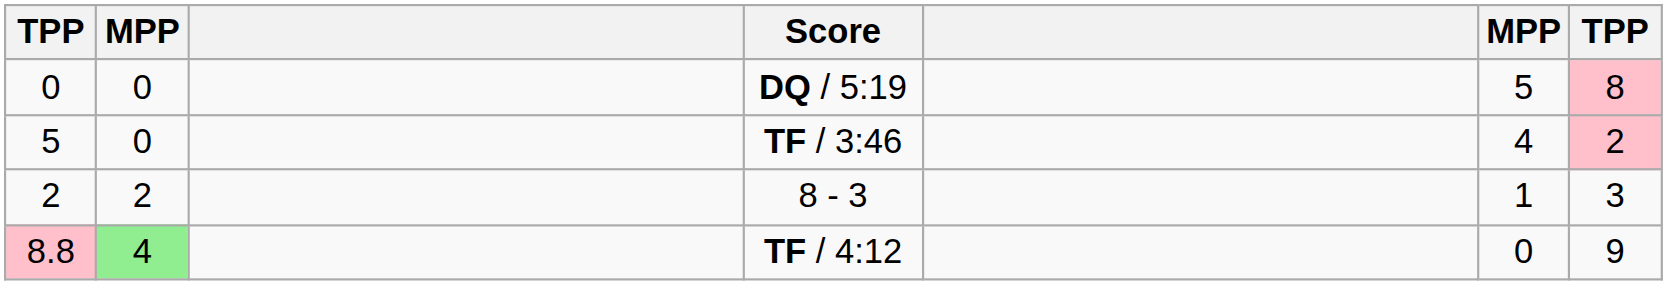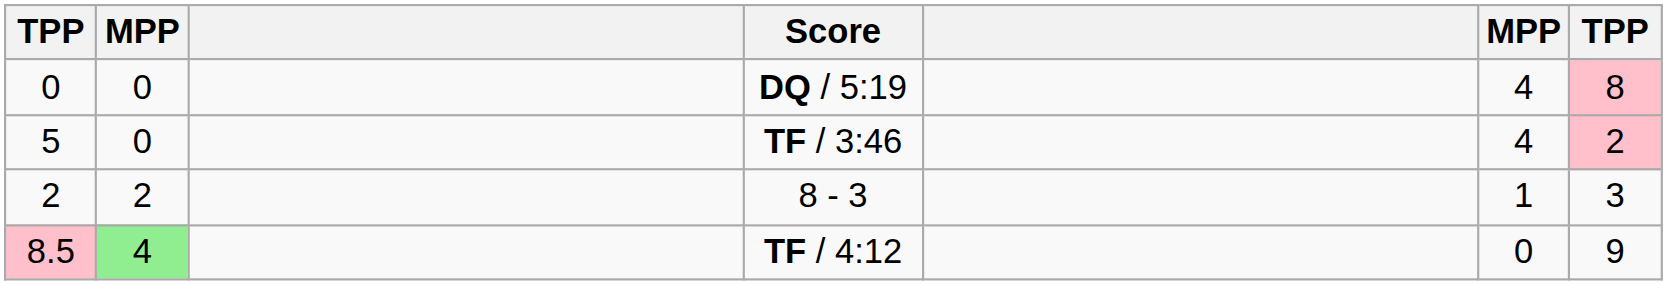(1524, 86) 5 -> (1524, 86) 4
(51, 251) 8.8 -> (51, 251) 8.5
